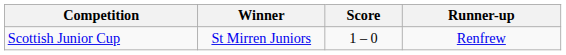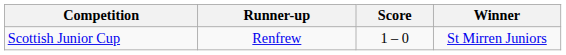columns swapped: (261, 15) <-> (481, 15)
